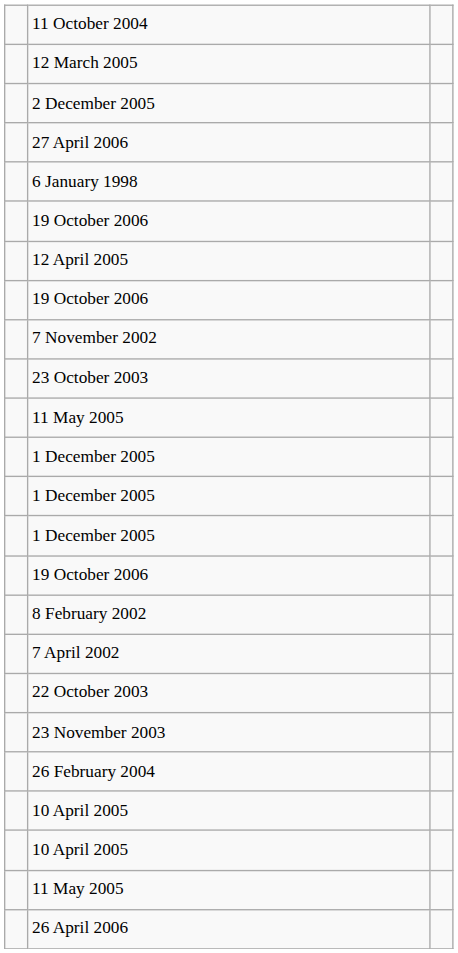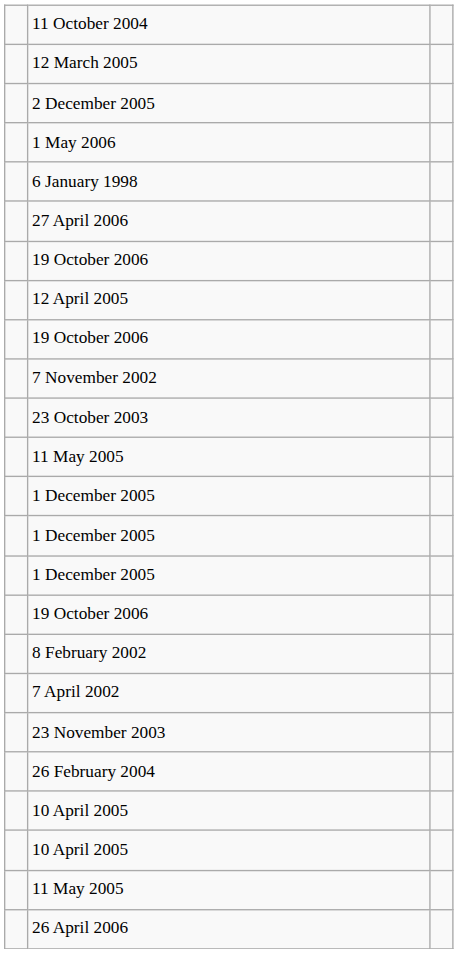+ row: (16, 143)
rows swapped: (16, 182) <-> (16, 143)
- row: (16, 693)
